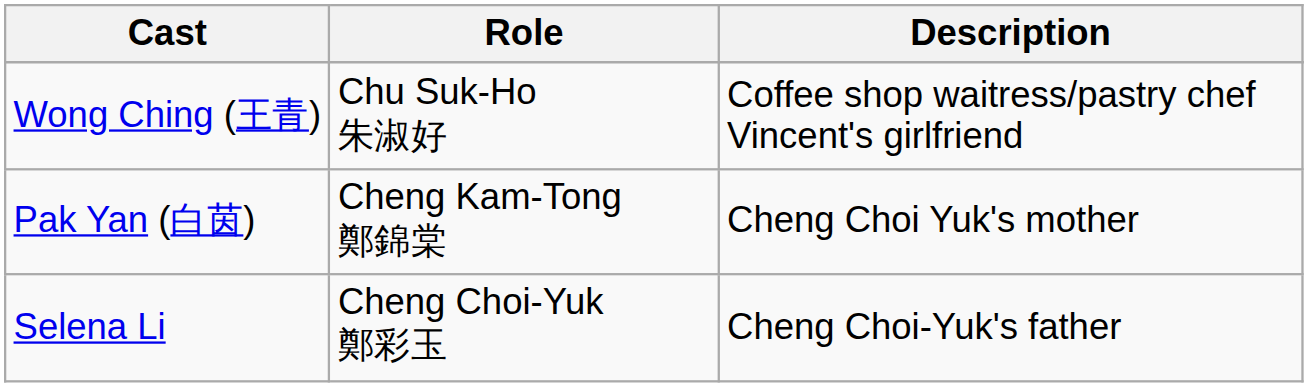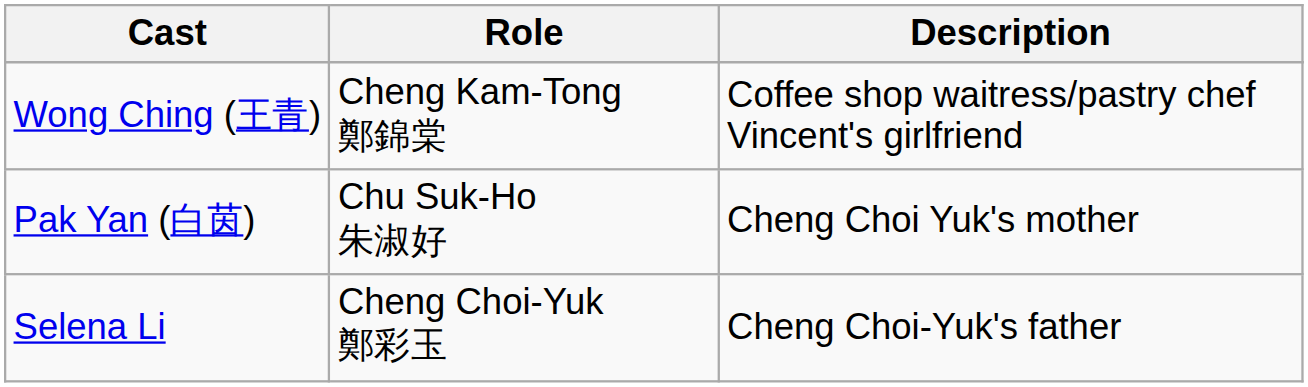(437, 112) Chu Suk-Ho 朱淑好 -> (480, 112) Cheng Kam-Tong 鄭錦棠
(480, 218) Cheng Kam-Tong 鄭錦棠 -> (437, 218) Chu Suk-Ho 朱淑好
